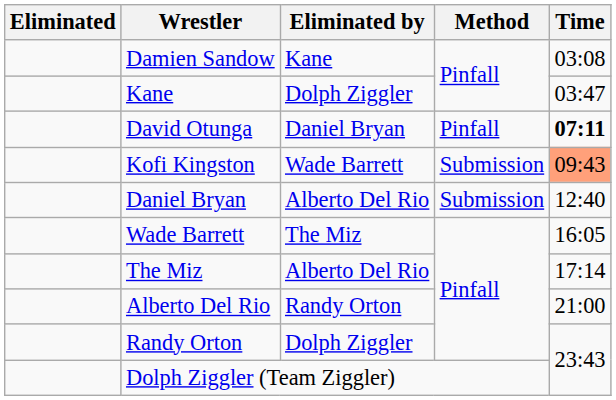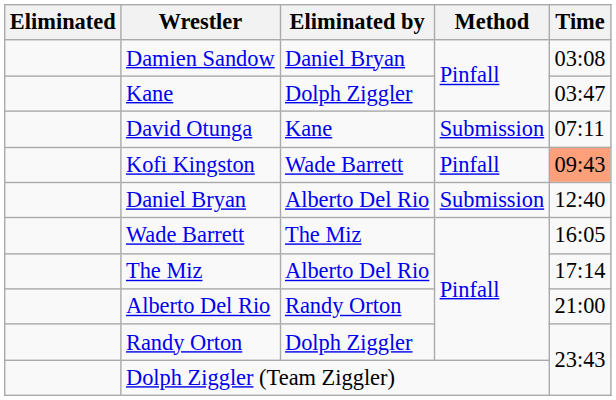(309, 57) Kane -> (345, 57) Daniel Bryan
(345, 128) Daniel Bryan -> (309, 128) Kane
(470, 128) Pinfall -> (492, 128) Submission
(580, 128) bold -> (580, 128) normal
(492, 164) Submission -> (470, 164) Pinfall
